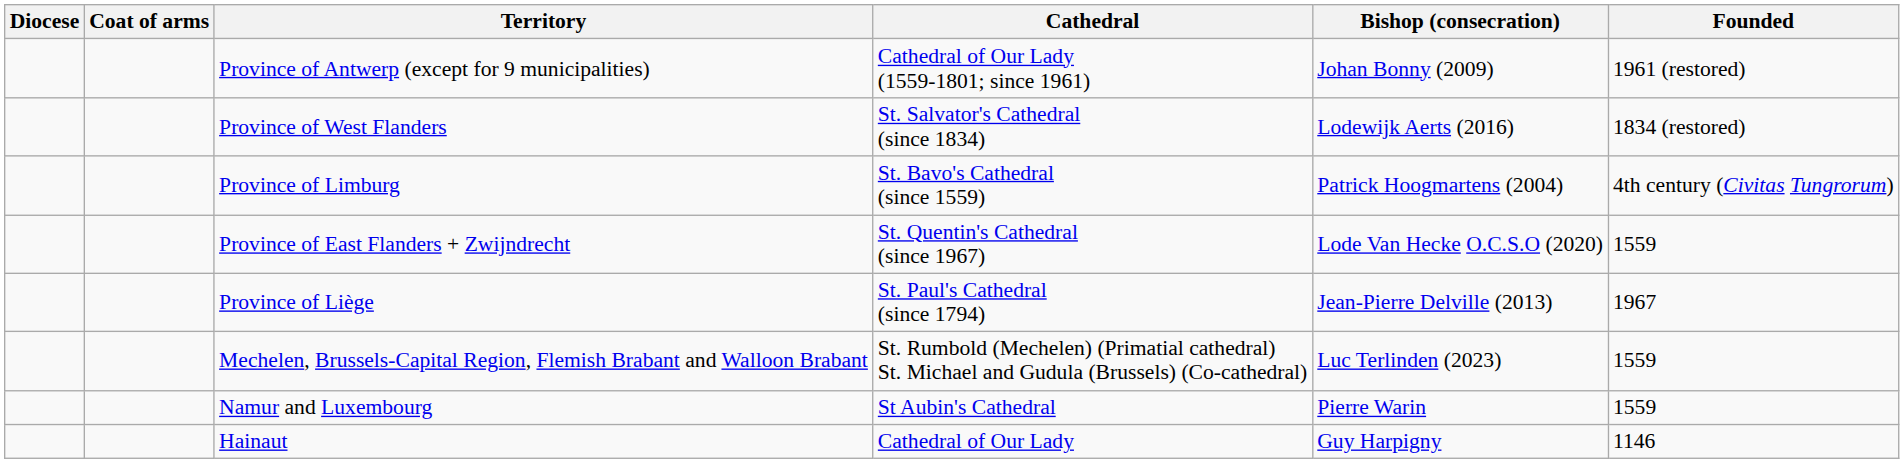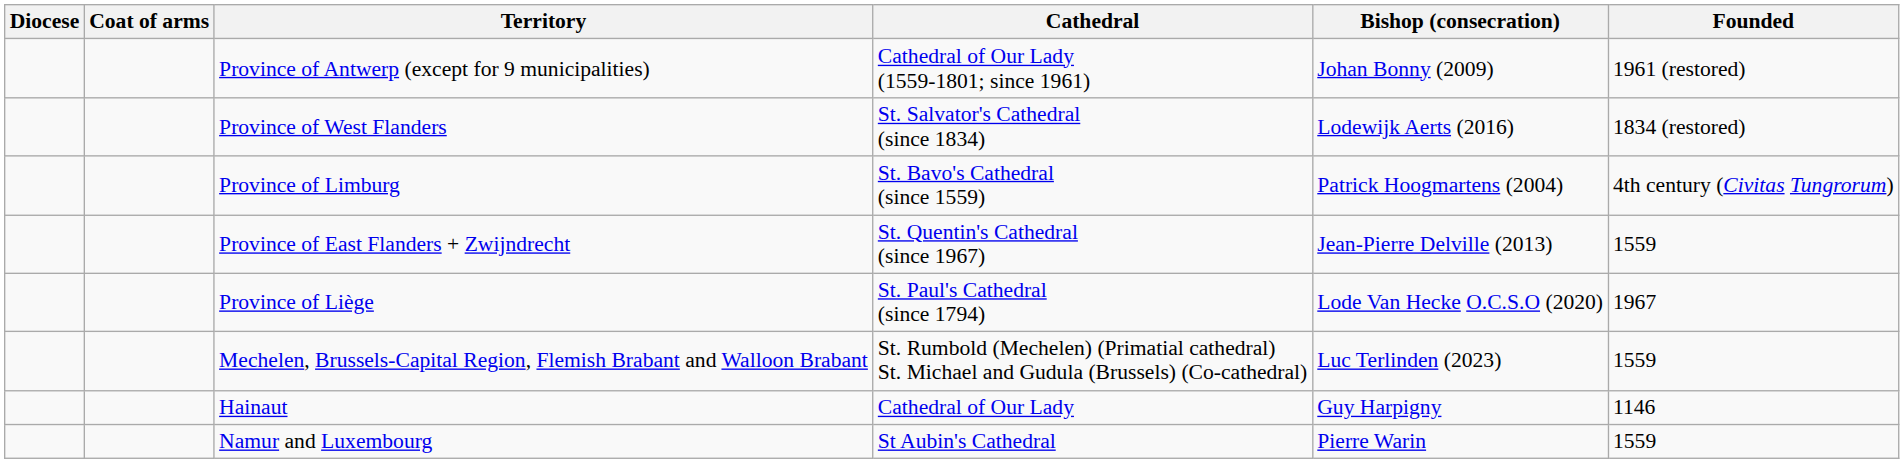(1460, 243) Lode Van Hecke O.C.S.O (2020) -> (1435, 243) Jean-Pierre Delville (2013)
(1435, 302) Jean-Pierre Delville (2013) -> (1460, 302) Lode Van Hecke O.C.S.O (2020)
rows swapped: (326, 407) <-> (253, 441)
